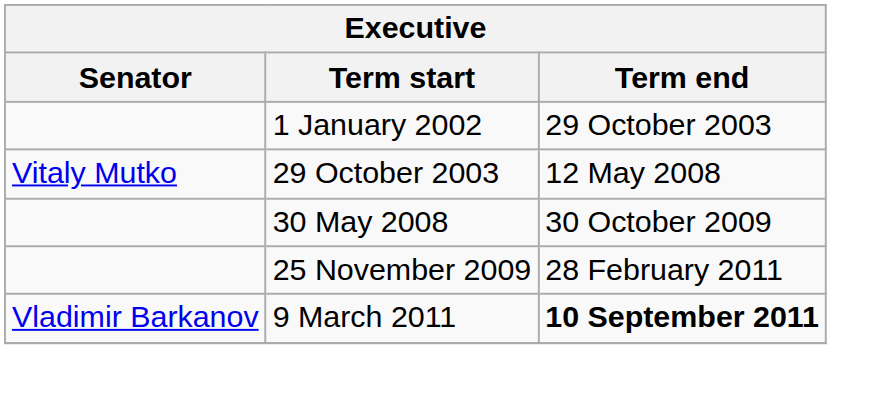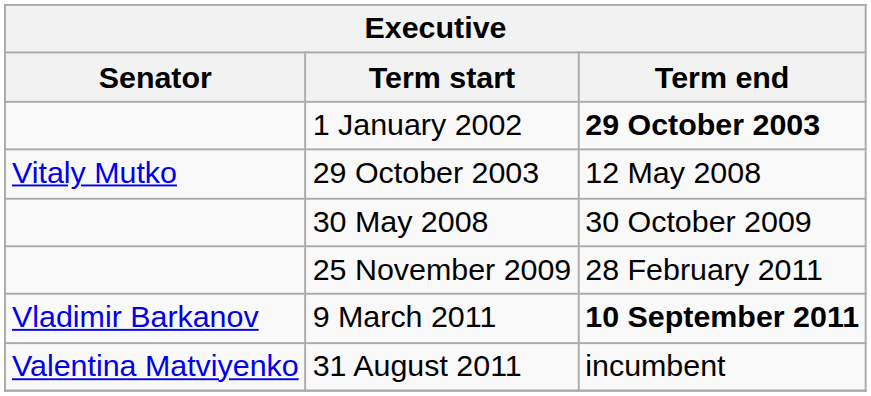(658, 125) normal -> (703, 125) bold
+ row: (417, 366)
